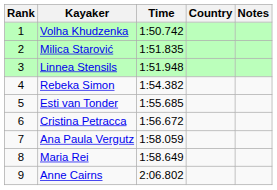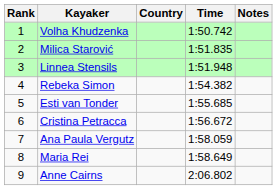columns swapped: (211, 13) <-> (161, 13)
